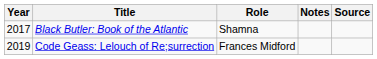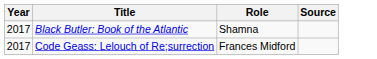- column: (315, 12)
(19, 46) 2019 -> (19, 46) 2017
